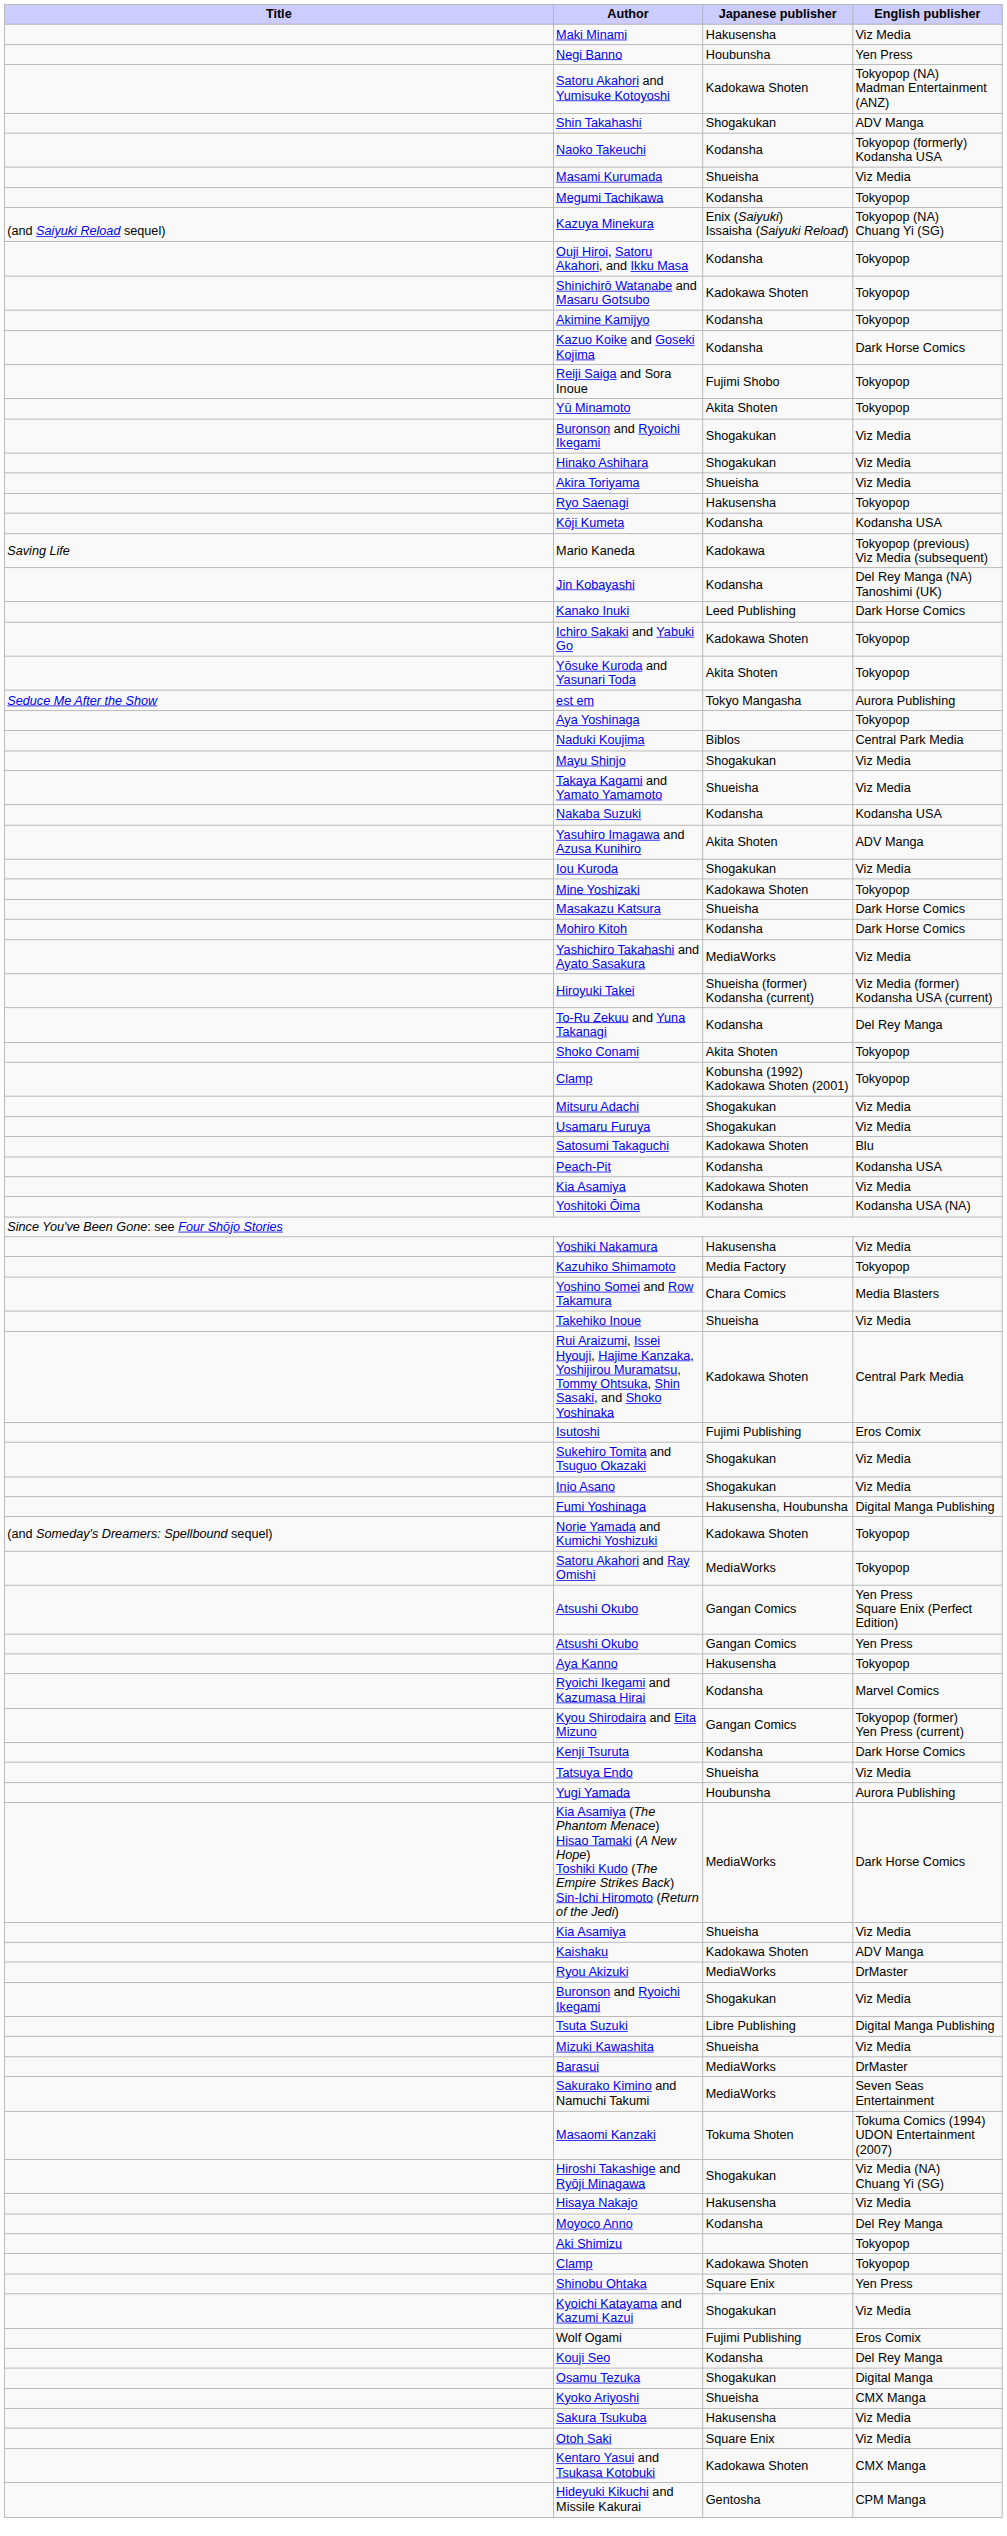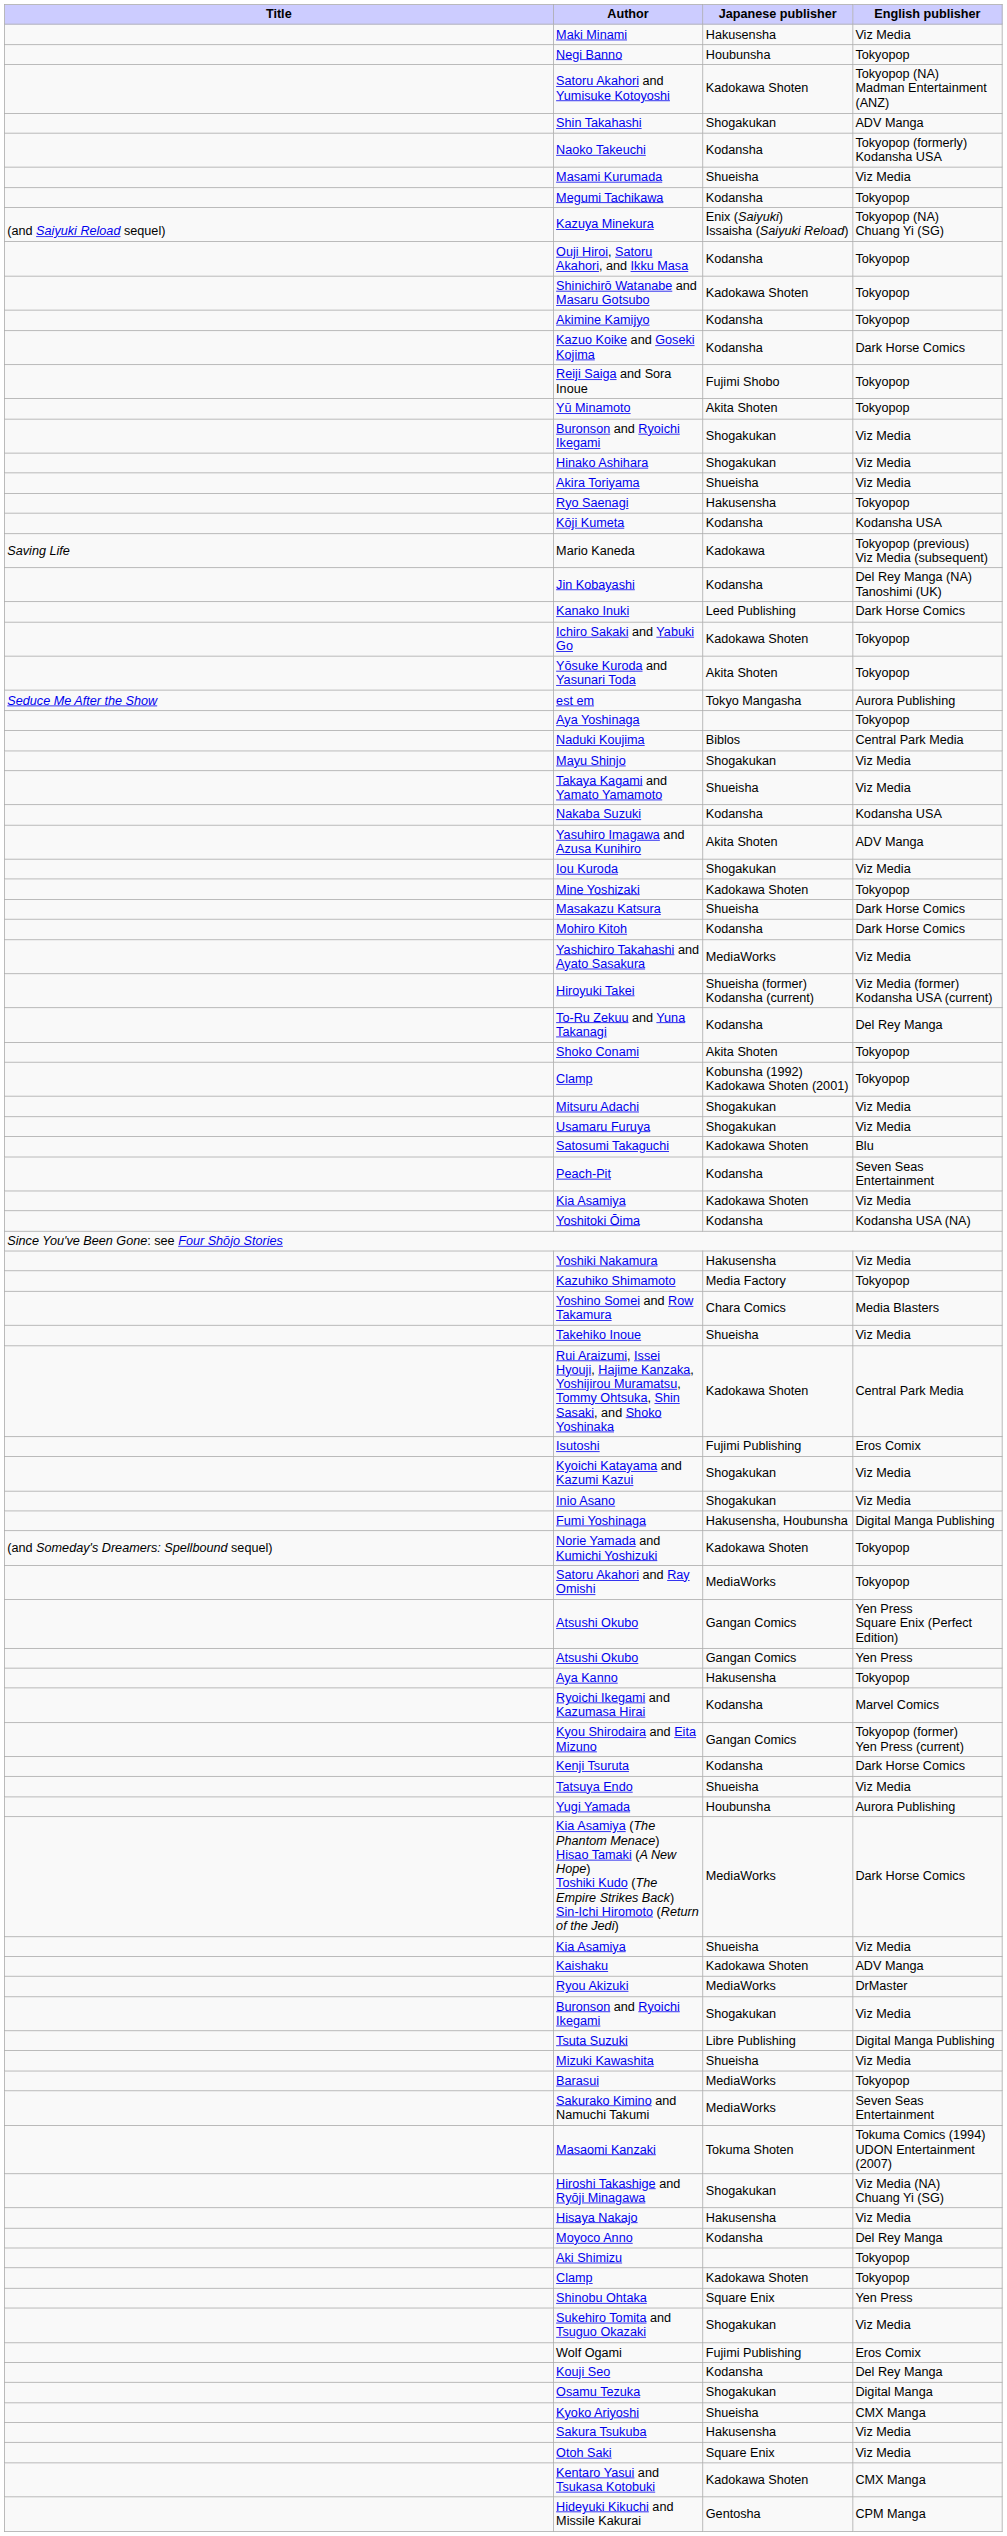(884, 54) Yen Press -> (882, 54) Tokyopop
(899, 1166) Kodansha USA -> (895, 1173) Seven Seas Entertainment
rows swapped: (619, 2311) <-> (614, 1459)
(881, 2066) DrMaster -> (882, 2080) Tokyopop
